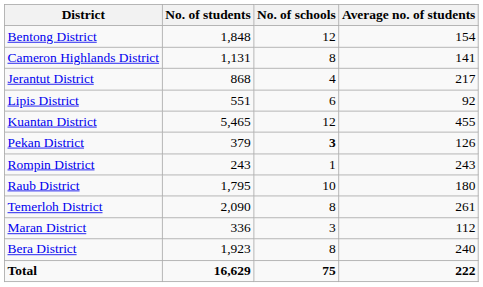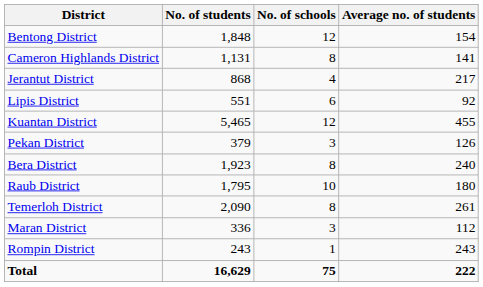(332, 143) bold -> (332, 143) normal
rows swapped: (51, 164) <-> (42, 249)
